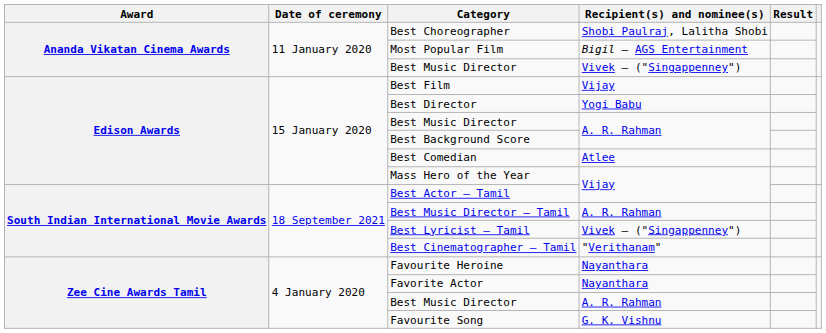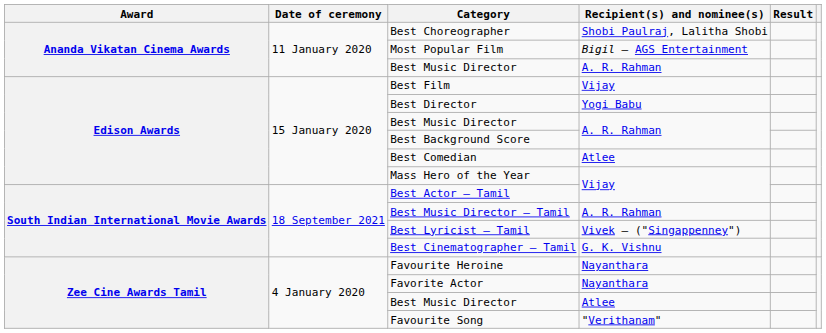(662, 67) Vivek – ("Singappenney") -> (622, 67) A. R. Rahman
(622, 248) "Verithanam" -> (622, 248) G. K. Vishnu
(622, 302) A. R. Rahman -> (598, 302) Atlee
(622, 320) G. K. Vishnu -> (622, 320) "Verithanam"
